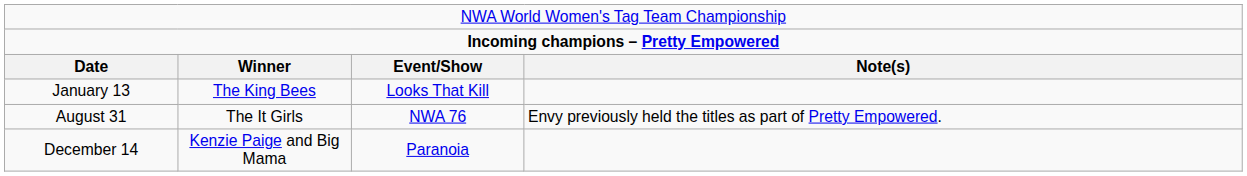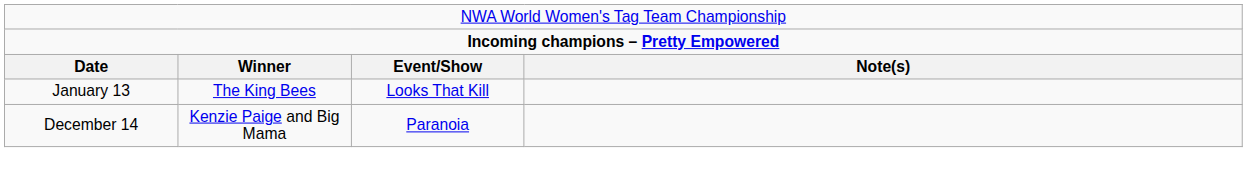- row: (91, 116)
